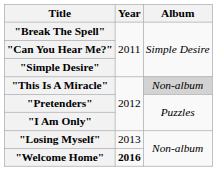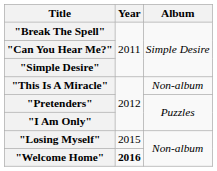(178, 85) lightgrey background -> (178, 85) no background
(129, 139) 2013 -> (129, 139) 2015
